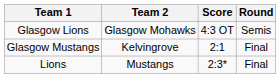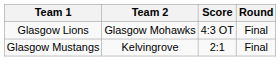(256, 30) Semis -> (256, 30) Final
- row: (53, 64)
